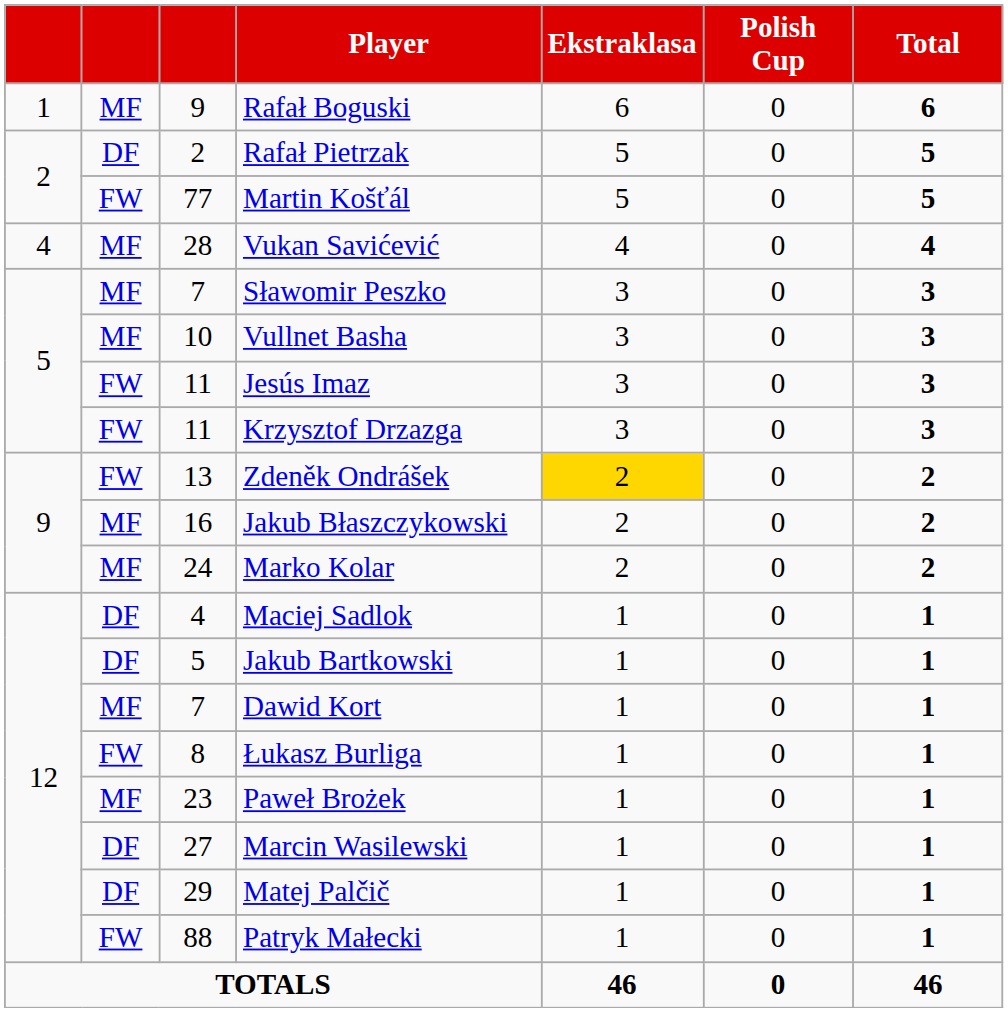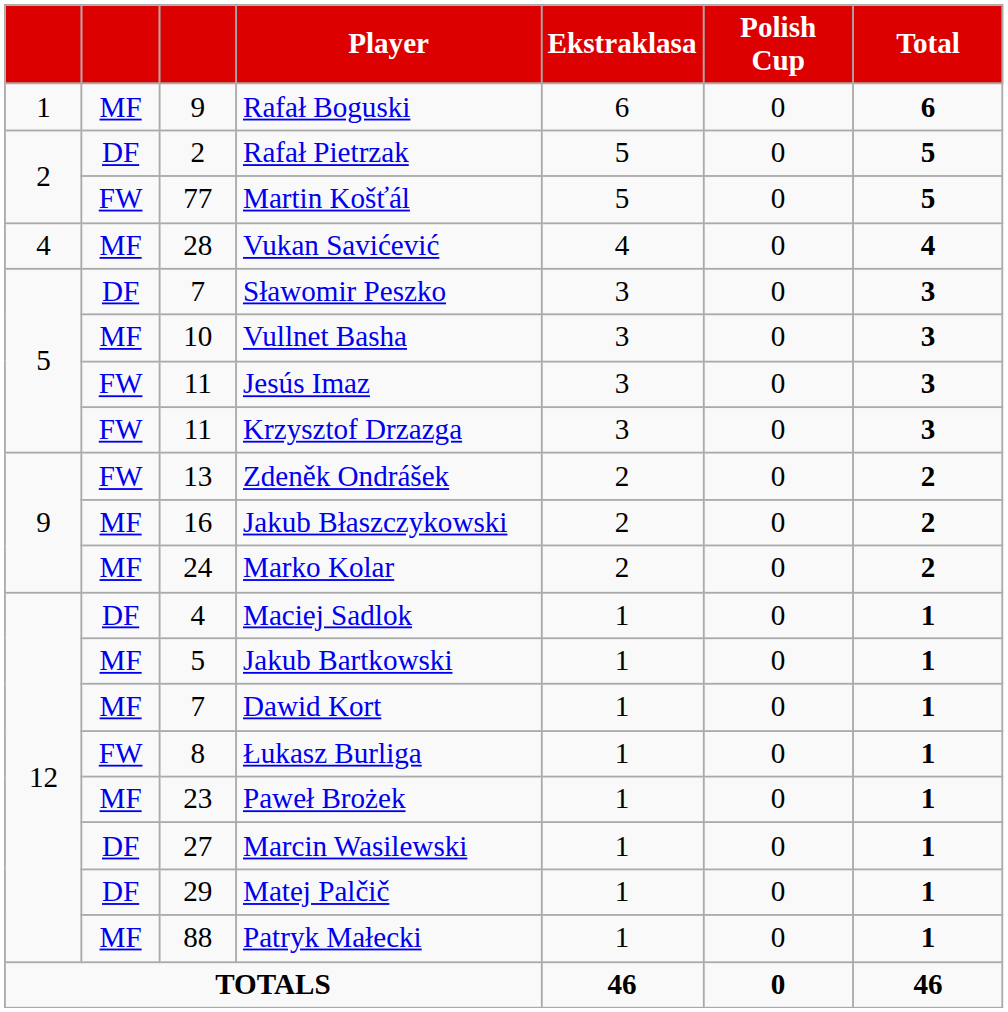(121, 291) MF -> (121, 291) DF
(622, 475) gold background -> (622, 475) no background
(121, 660) DF -> (121, 660) MF
(121, 937) FW -> (121, 937) MF
